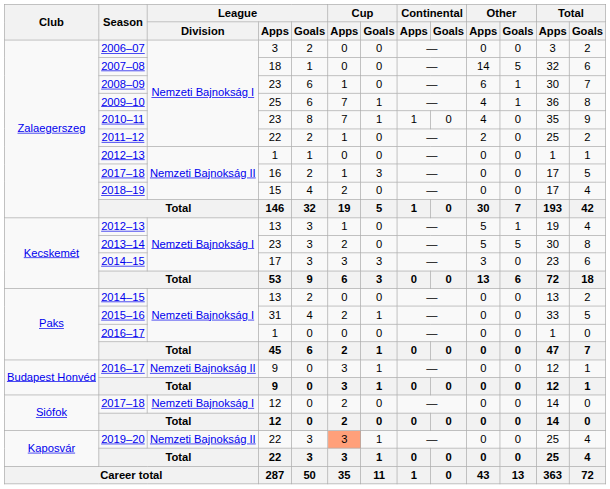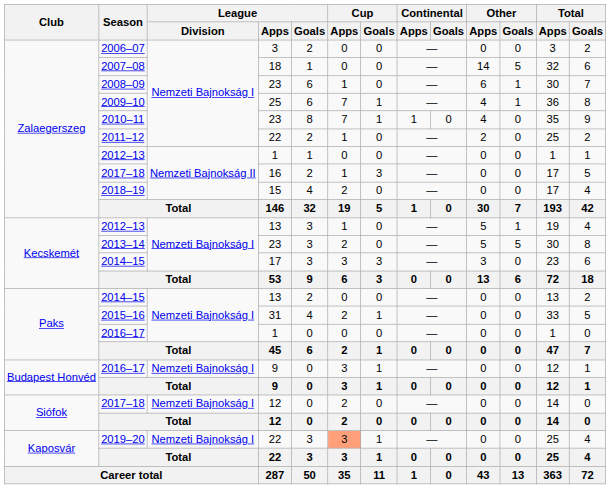(203, 368) Nemzeti Bajnokság II -> (203, 368) Nemzeti Bajnokság I
(203, 439) Nemzeti Bajnokság II -> (203, 439) Nemzeti Bajnokság I
